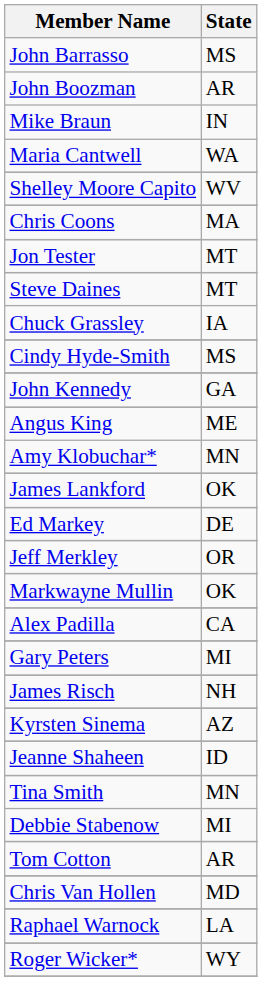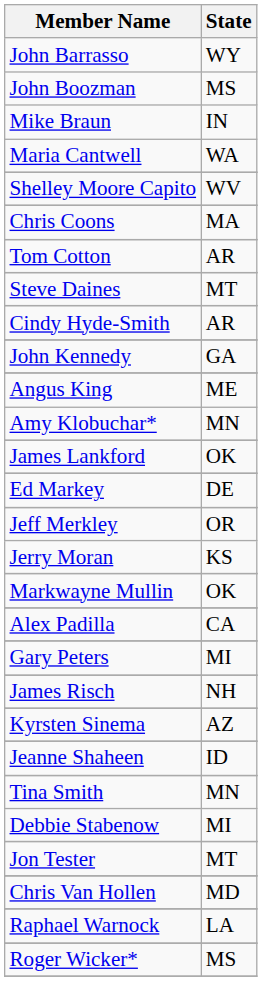(221, 54) MS -> (223, 54) WY
(220, 88) AR -> (221, 88) MS
rows swapped: (60, 858) <-> (52, 255)
- row: (77, 322)
(221, 356) MS -> (220, 322) AR
+ row: (61, 557)
(223, 959) WY -> (221, 959) MS
